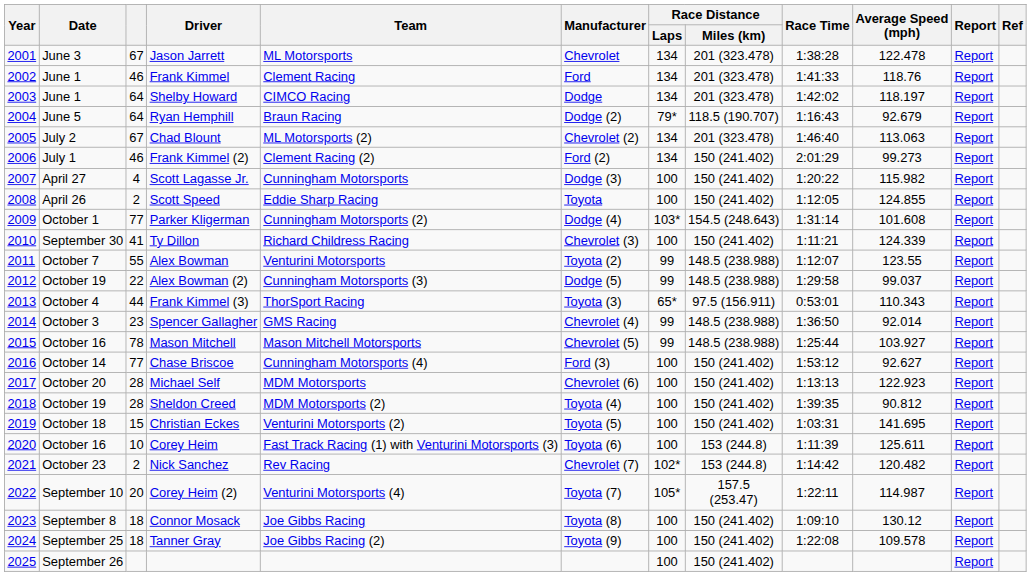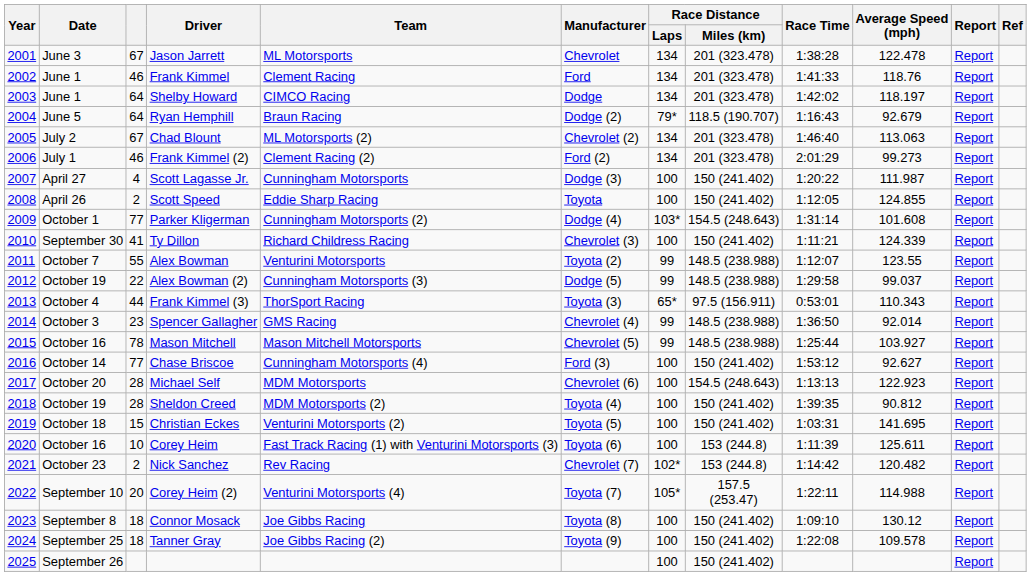(734, 158) 150 (241.402) -> (734, 158) 201 (323.478)
(902, 178) 115.982 -> (902, 178) 111.987
(734, 383) 150 (241.402) -> (734, 383) 154.5 (248.643)
(902, 492) 114.987 -> (902, 492) 114.988
